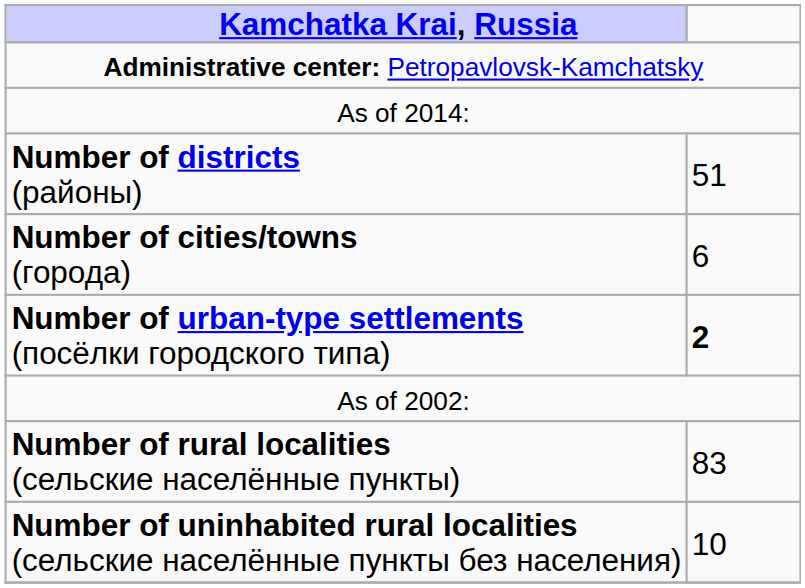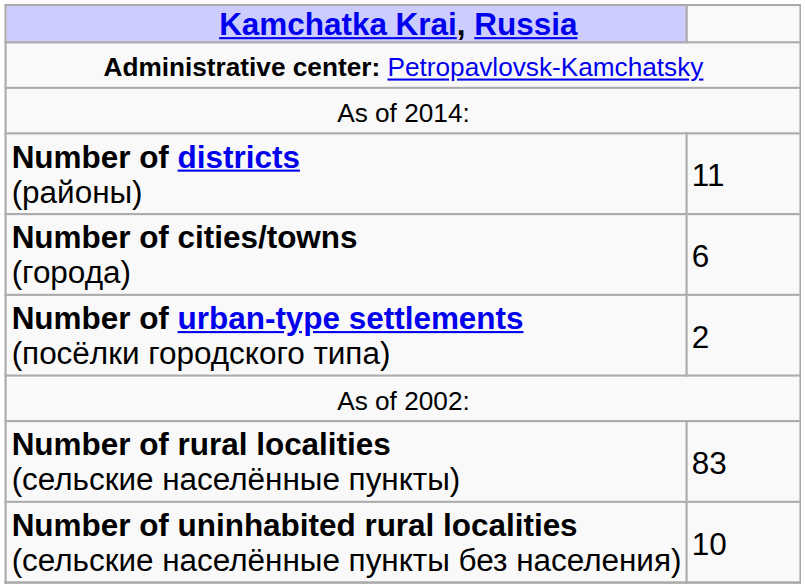(709, 174) 51 -> (708, 174) 11
(701, 335) bold -> (701, 335) normal
